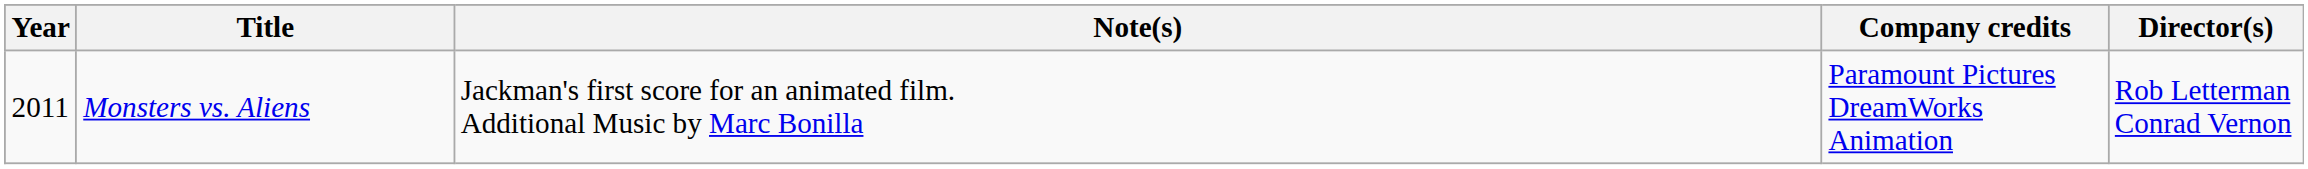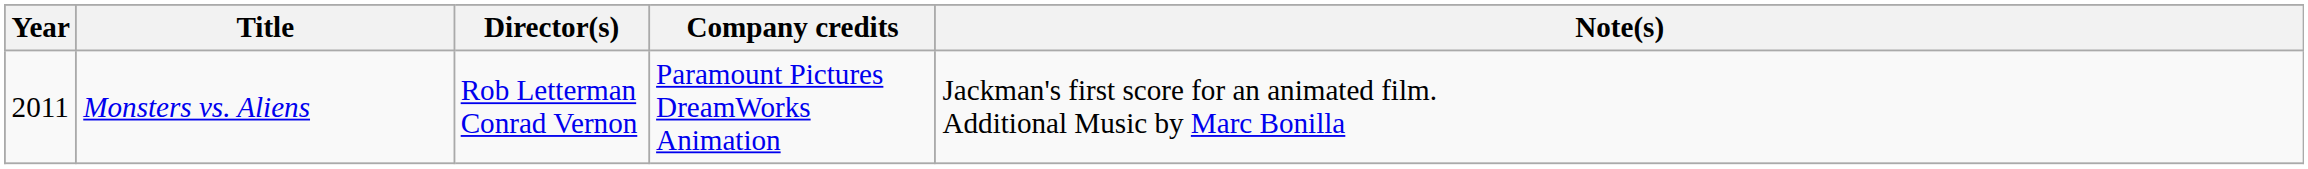columns swapped: (2206, 27) <-> (1138, 27)
